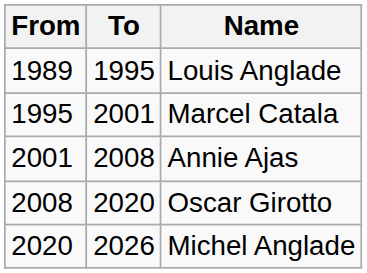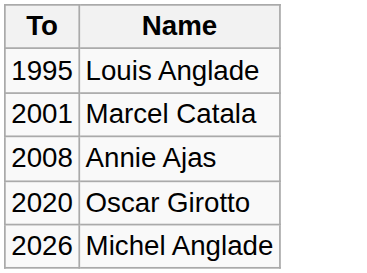- column: (46, 26)
